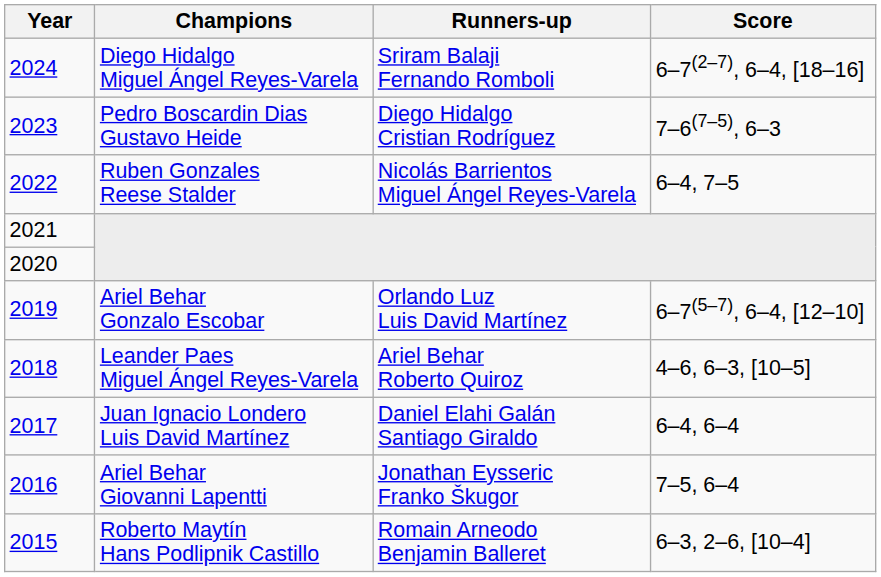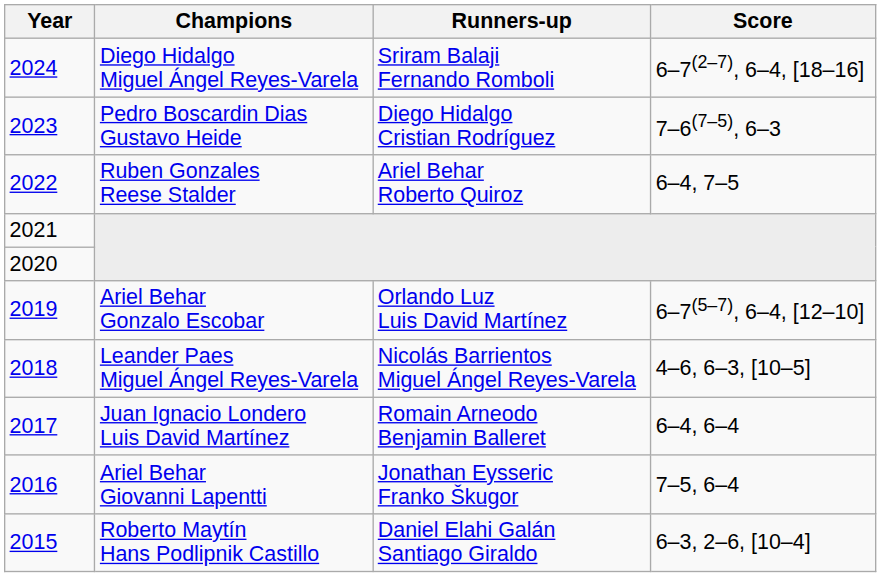(507, 183) Nicolás Barrientos Miguel Ángel Reyes-Varela -> (450, 183) Ariel Behar Roberto Quiroz
(450, 368) Ariel Behar Roberto Quiroz -> (507, 368) Nicolás Barrientos Miguel Ángel Reyes-Varela
(467, 426) Daniel Elahi Galán Santiago Giraldo -> (462, 426) Romain Arneodo Benjamin Balleret
(462, 542) Romain Arneodo Benjamin Balleret -> (467, 542) Daniel Elahi Galán Santiago Giraldo
